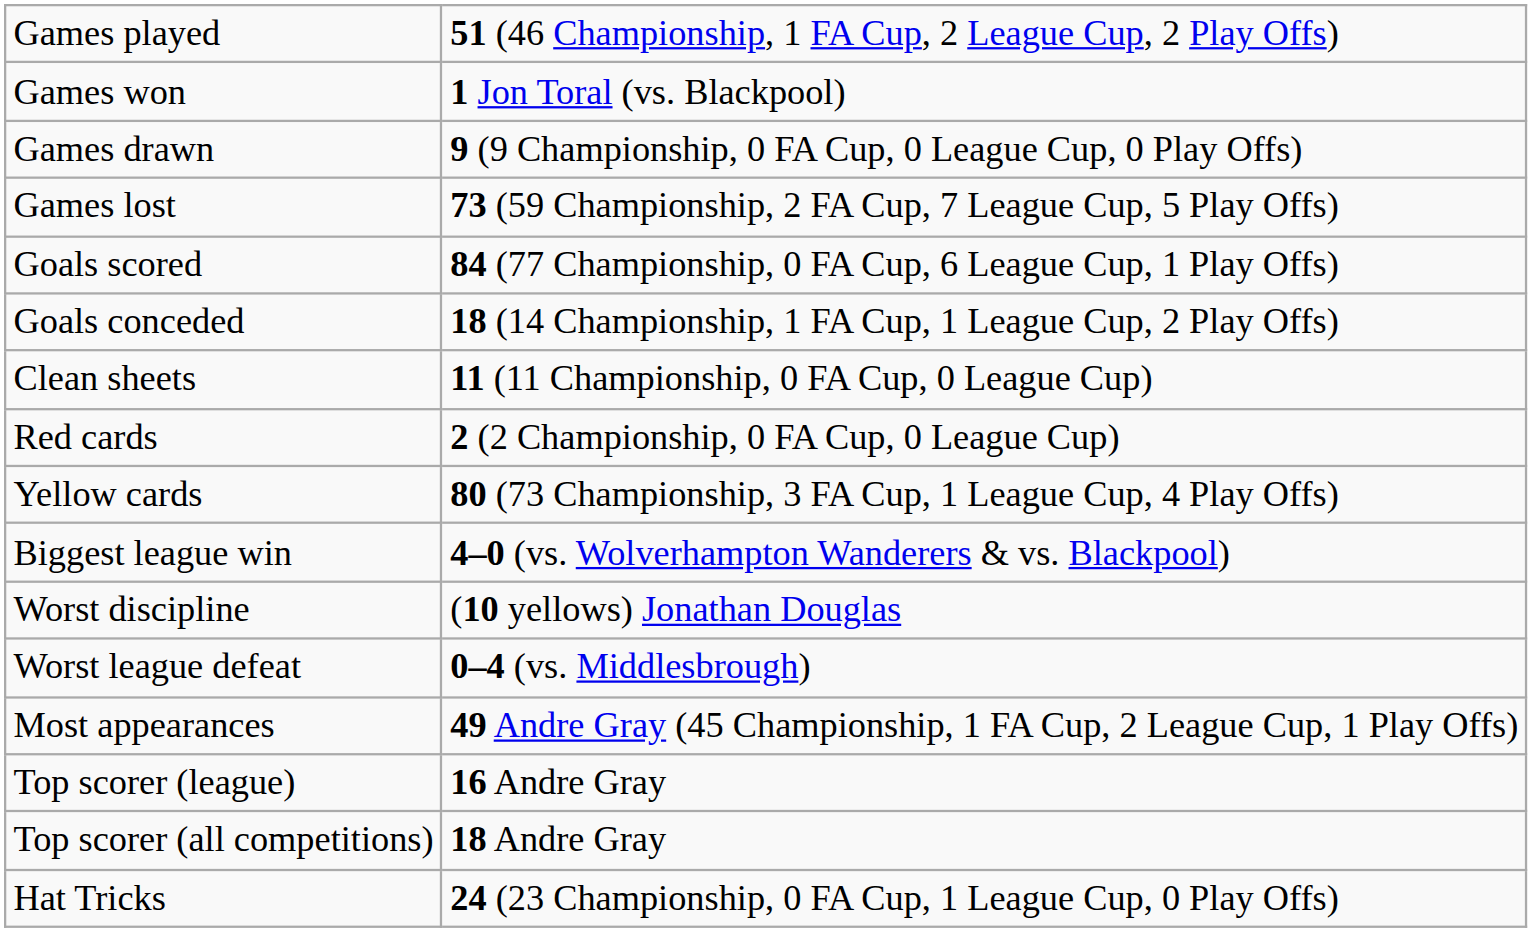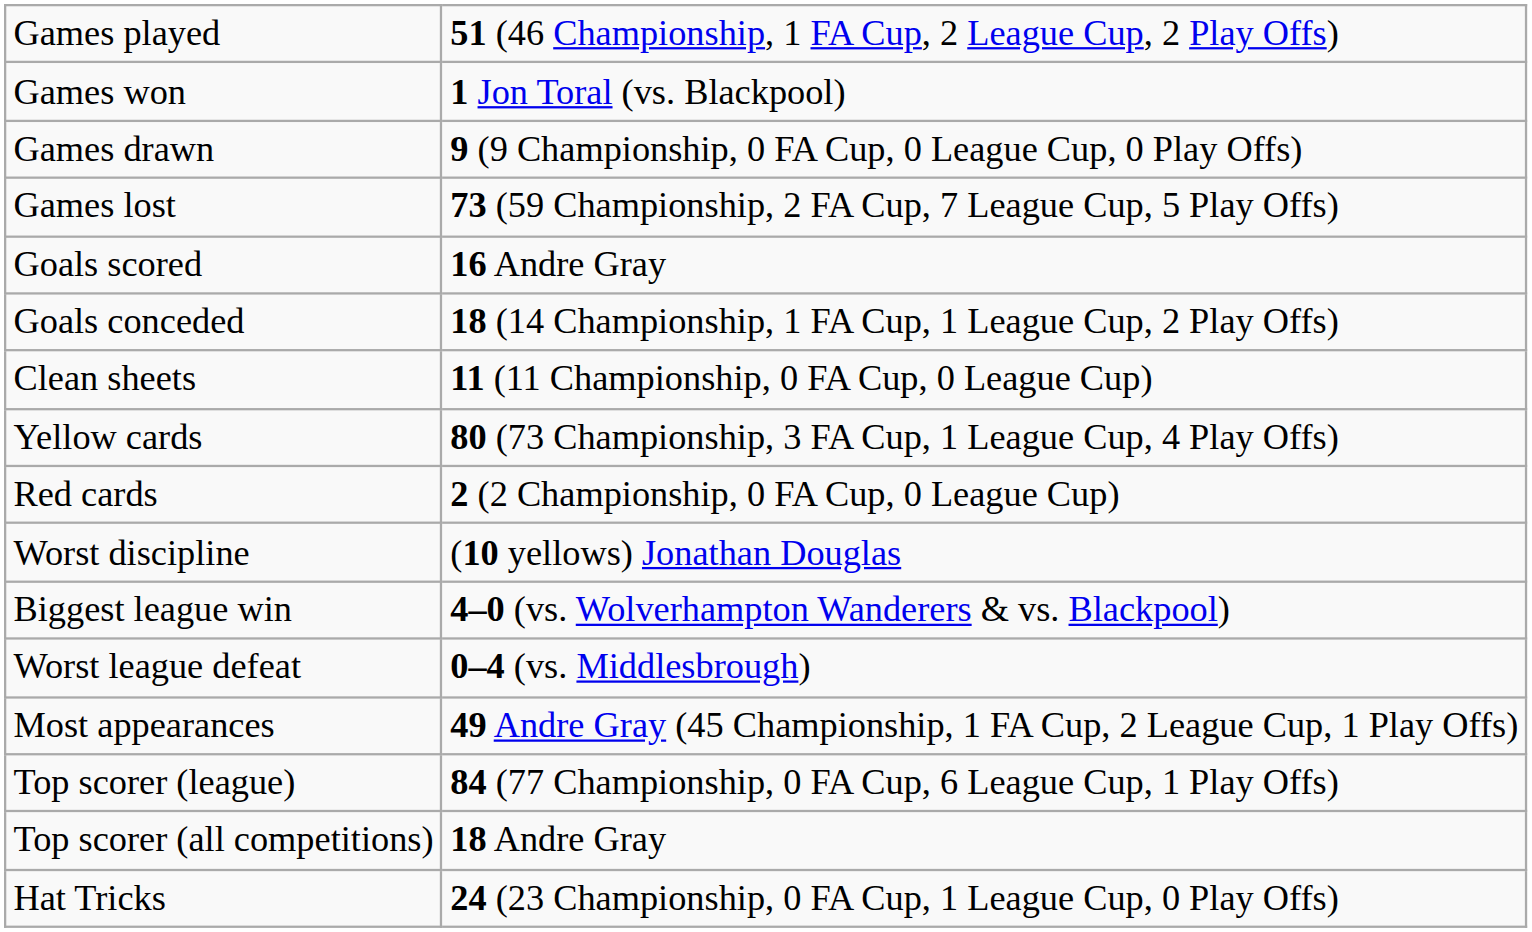(895, 263) 84 (77 Championship, 0 FA Cup, 6 League Cup, 1 Play Offs) -> (558, 263) 16 Andre Gray
rows swapped: (108, 494) <-> (86, 436)
rows swapped: (132, 609) <-> (153, 551)
(558, 782) 16 Andre Gray -> (895, 782) 84 (77 Championship, 0 FA Cup, 6 League Cup, 1 Play Offs)
